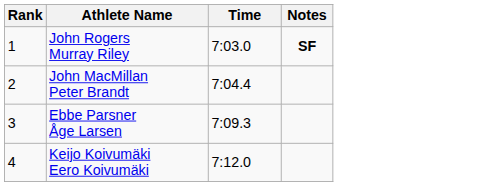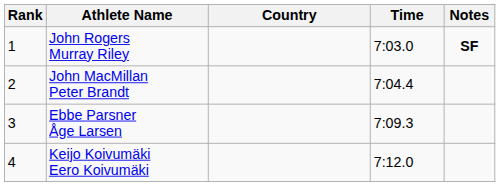+ column: (289, 15)
